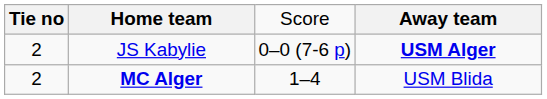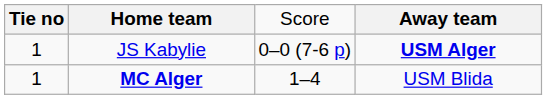(37, 49) 2 -> (37, 49) 1
(37, 79) 2 -> (37, 79) 1
